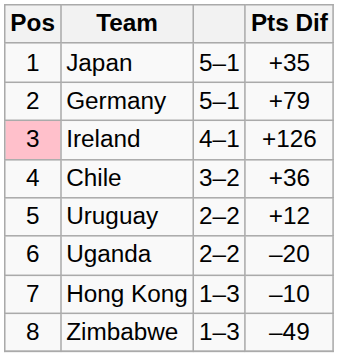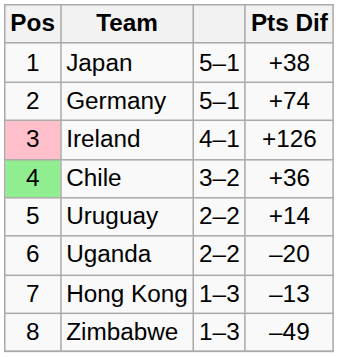(289, 62) +35 -> (289, 62) +38
(289, 100) +79 -> (289, 100) +74
(33, 178) no background -> (33, 178) lightgreen background
(289, 216) +12 -> (289, 216) +14
(289, 293) –10 -> (289, 293) –13
